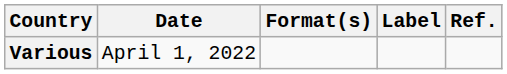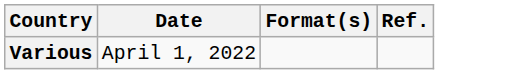- column: (411, 21)
